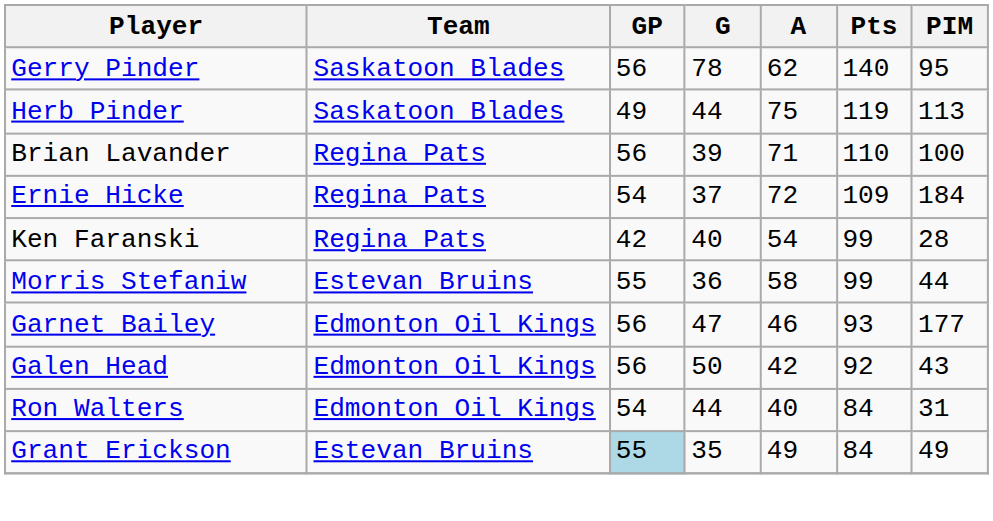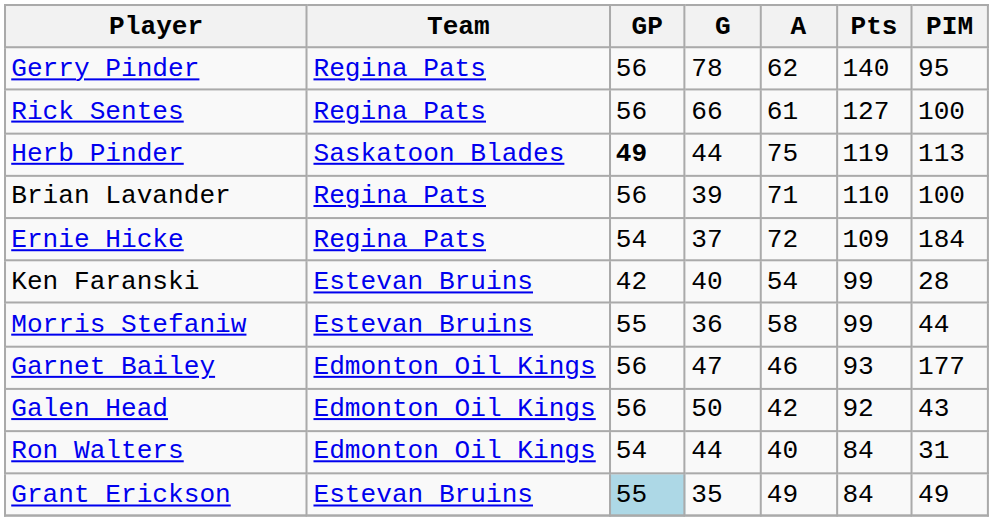(439, 69) Saskatoon Blades -> (400, 69) Regina Pats
+ row: (97, 111)
(631, 111) normal -> (631, 154) bold
(400, 239) Regina Pats -> (423, 282) Estevan Bruins
